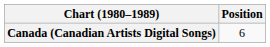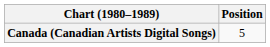(242, 33) 6 -> (242, 33) 5
